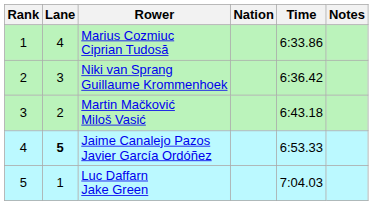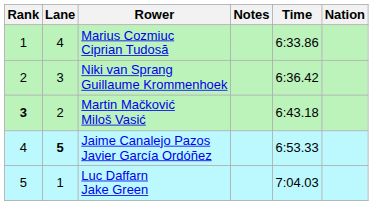columns swapped: (254, 14) <-> (347, 14)
(23, 112) normal -> (23, 112) bold
